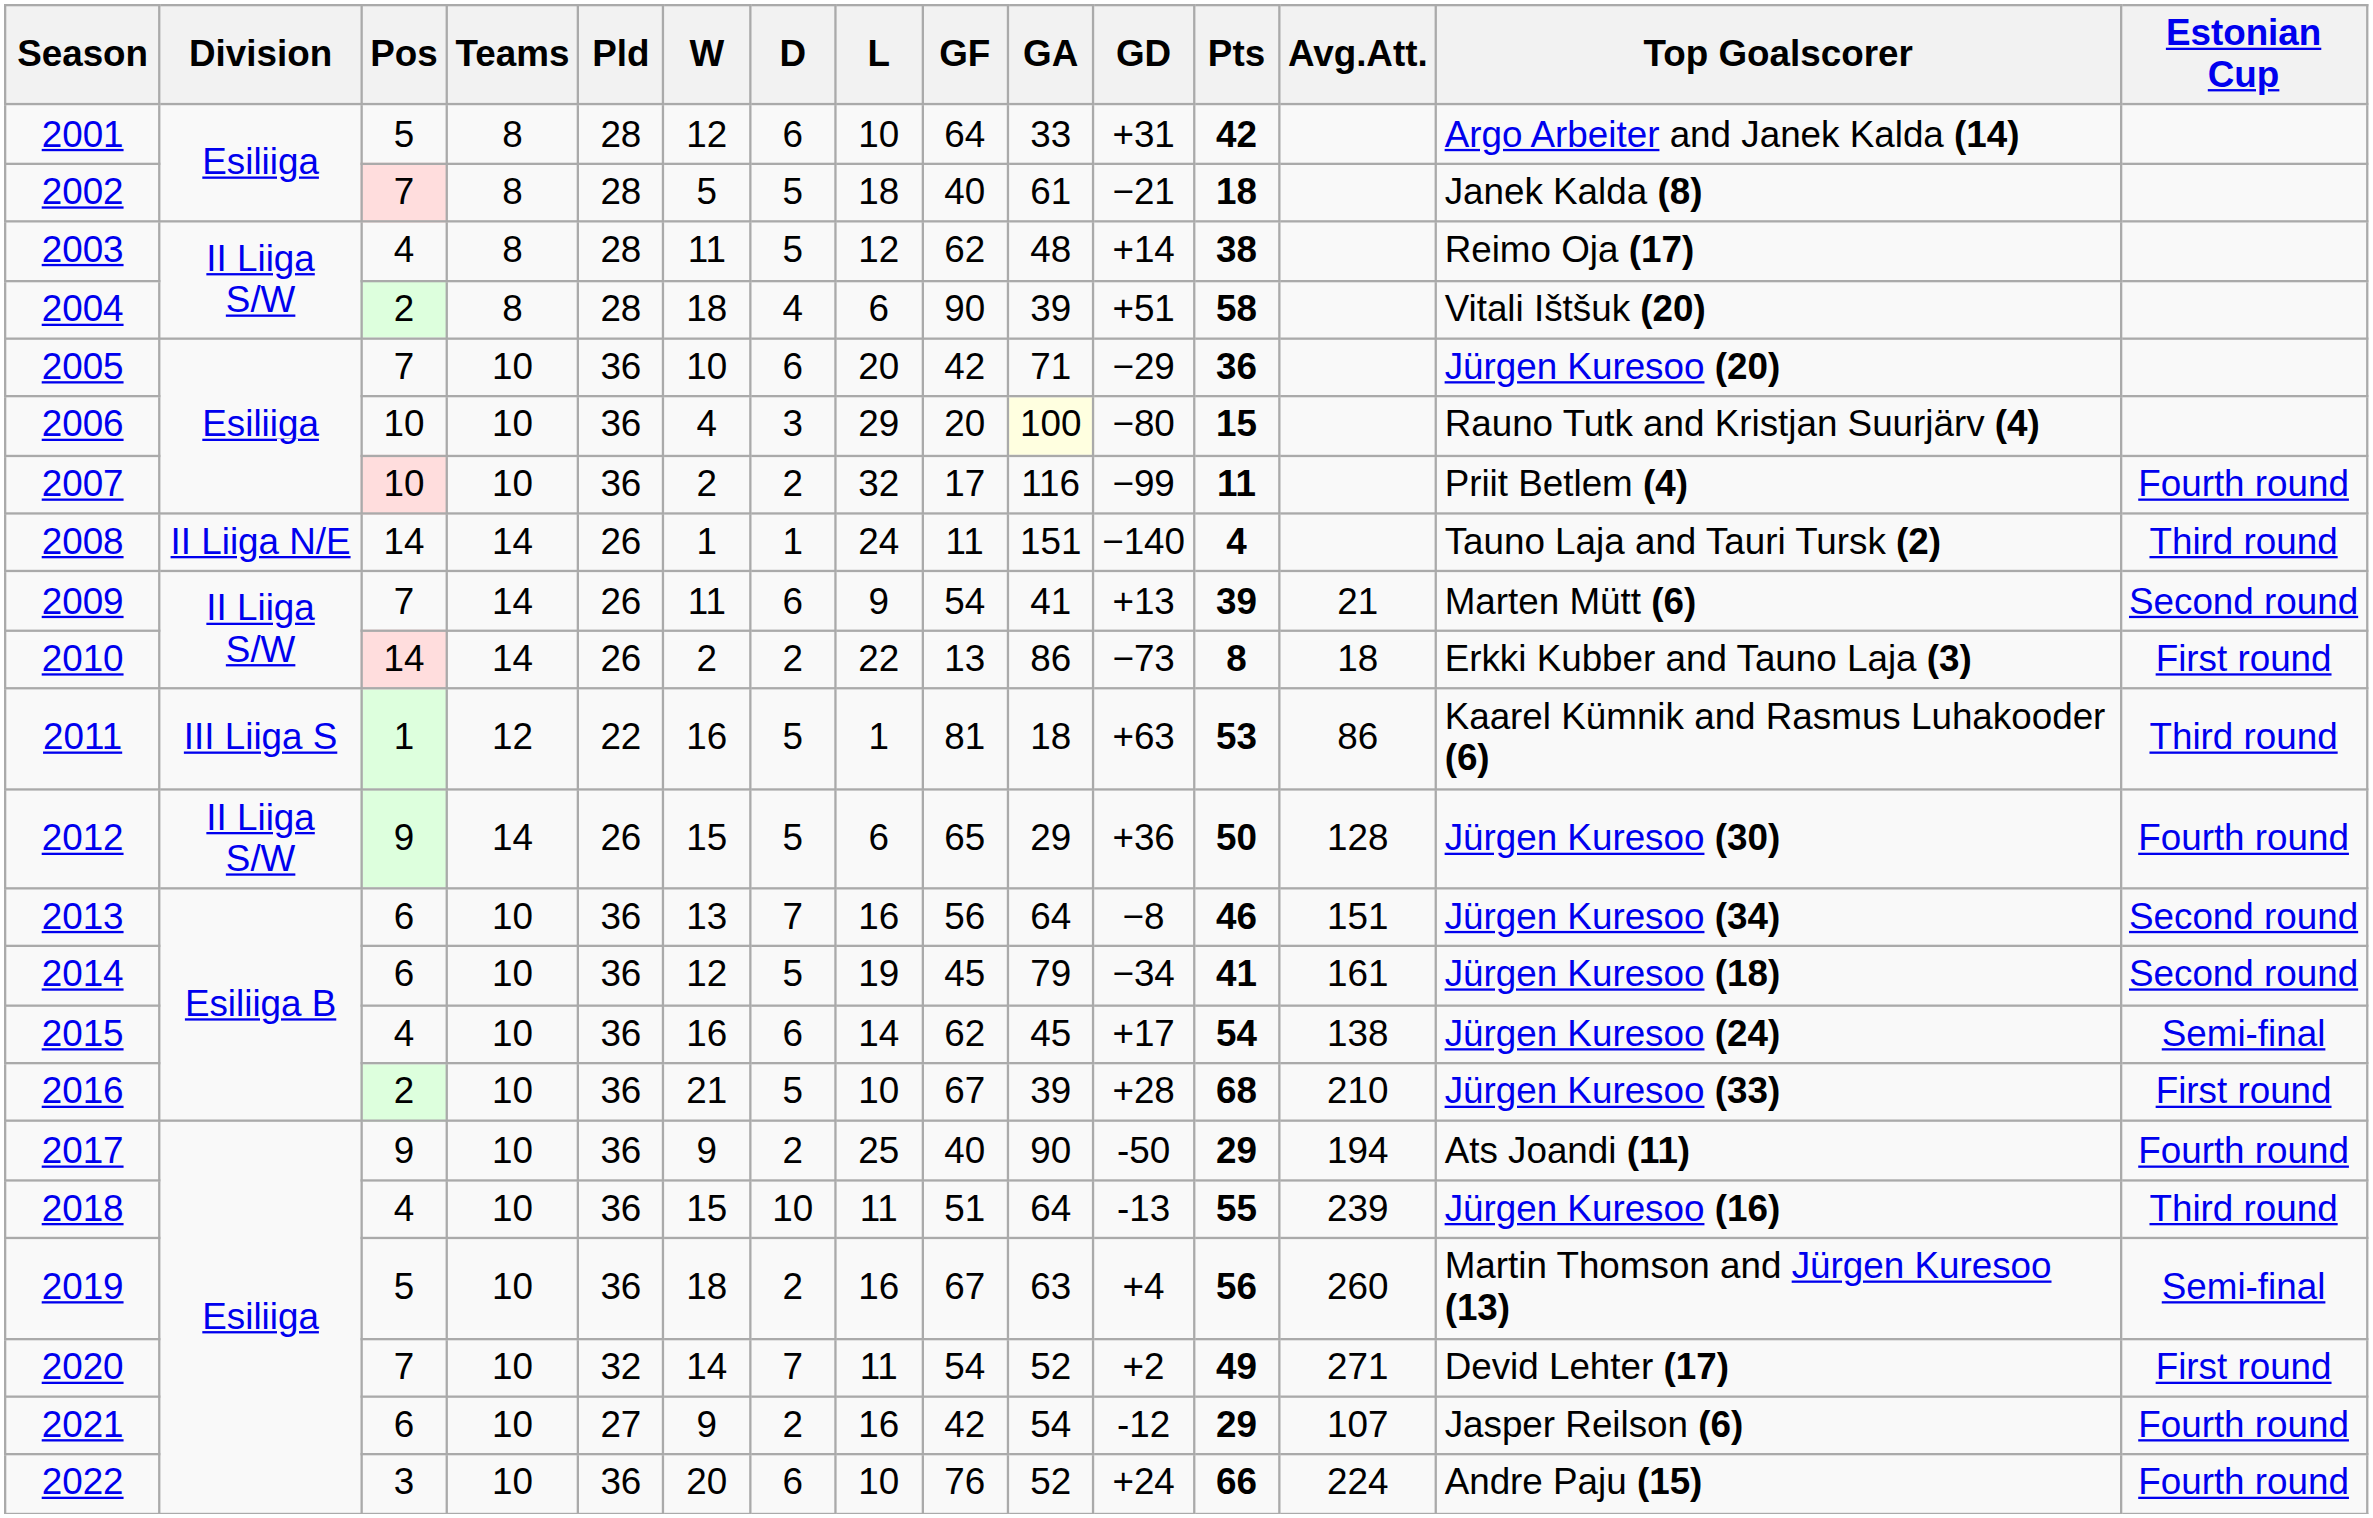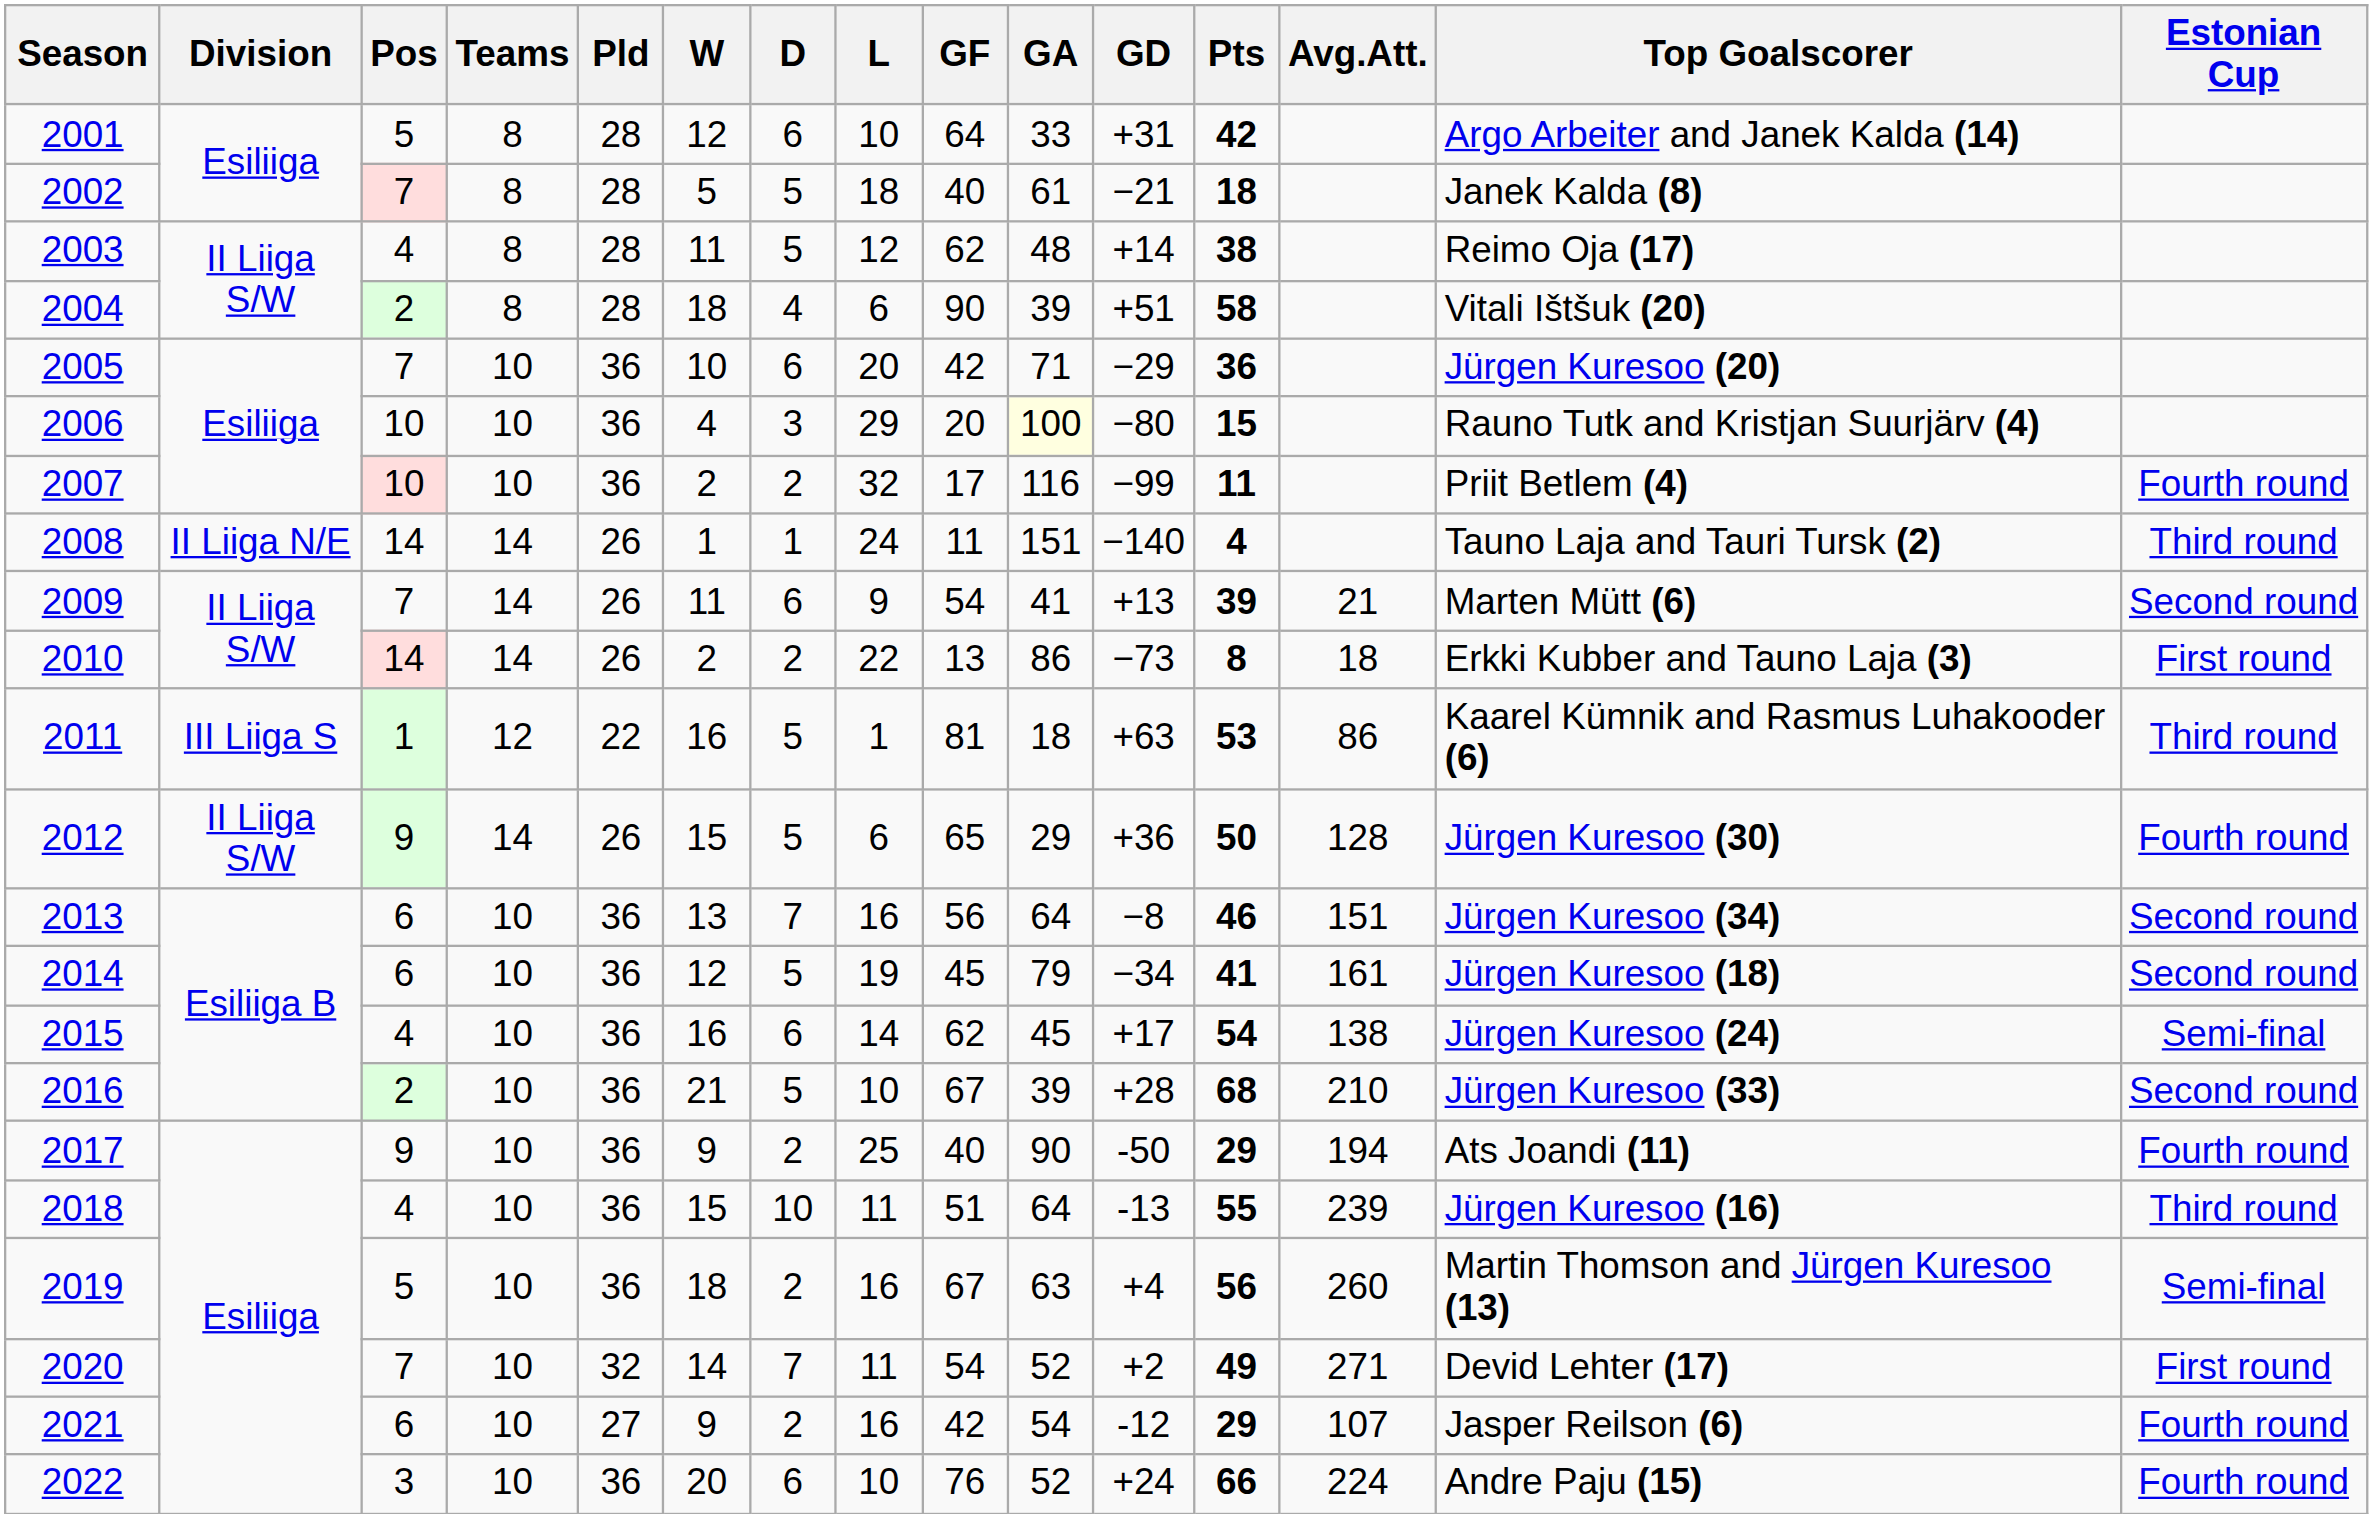(2244, 1091) First round -> (2244, 1091) Second round
